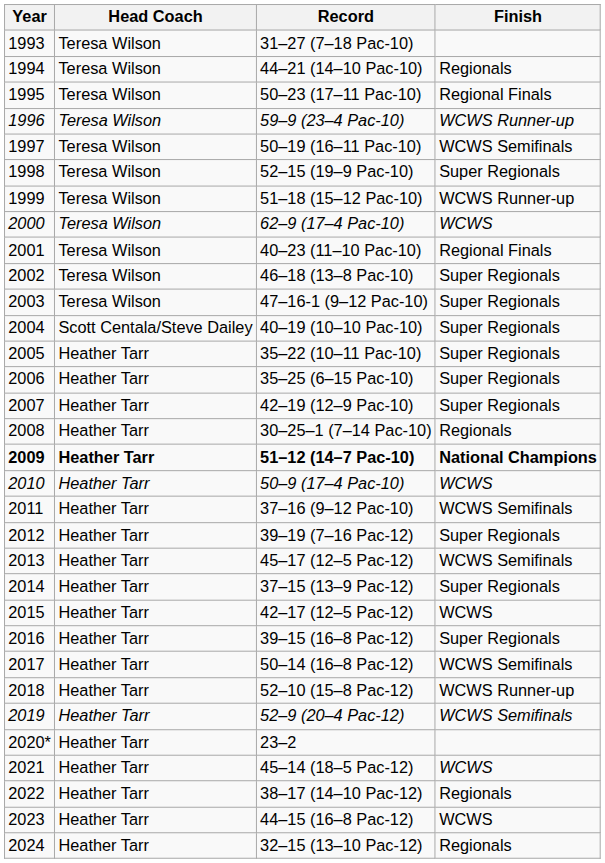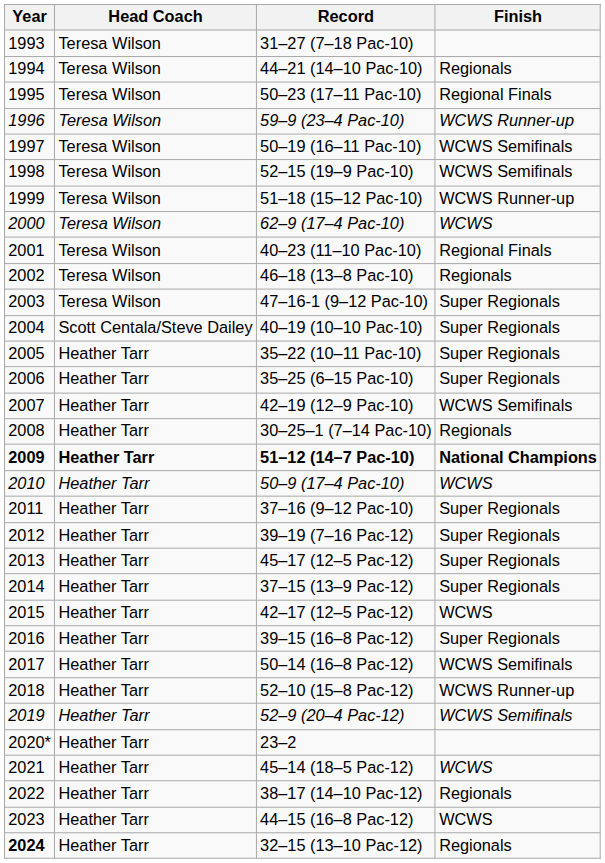(499, 172) Super Regionals -> (506, 172) WCWS Semifinals
(499, 276) Super Regionals -> (475, 276) Regionals
(499, 405) Super Regionals -> (506, 405) WCWS Semifinals
(506, 509) WCWS Semifinals -> (499, 509) Super Regionals
(506, 560) WCWS Semifinals -> (499, 560) Super Regionals
(26, 845) normal -> (26, 845) bold
